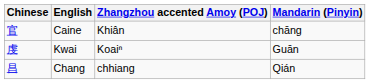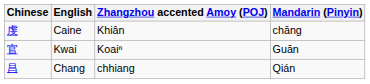(12, 30) 官 -> (12, 30) 虔
(12, 49) 虔 -> (12, 49) 官
